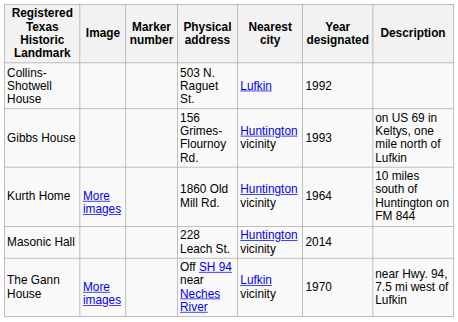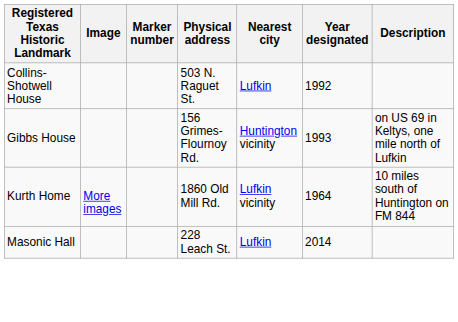(269, 196) Huntington vicinity -> (258, 196) Lufkin vicinity
(269, 242) Huntington vicinity -> (256, 242) Lufkin
- row: (33, 287)
